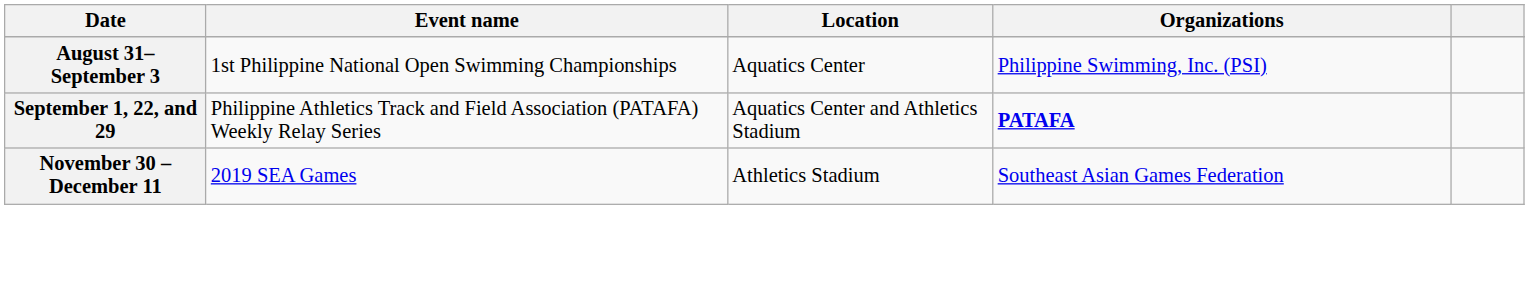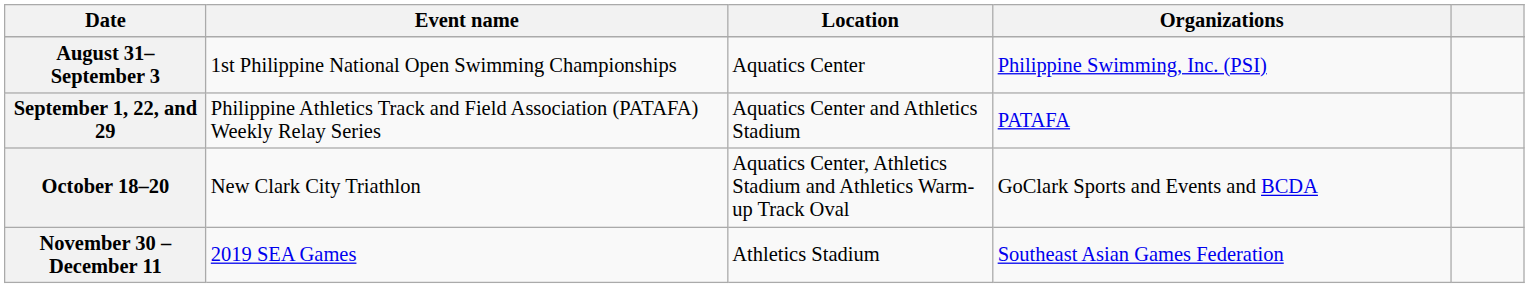(1036, 120) bold -> (1034, 120) normal
+ row: (105, 187)
